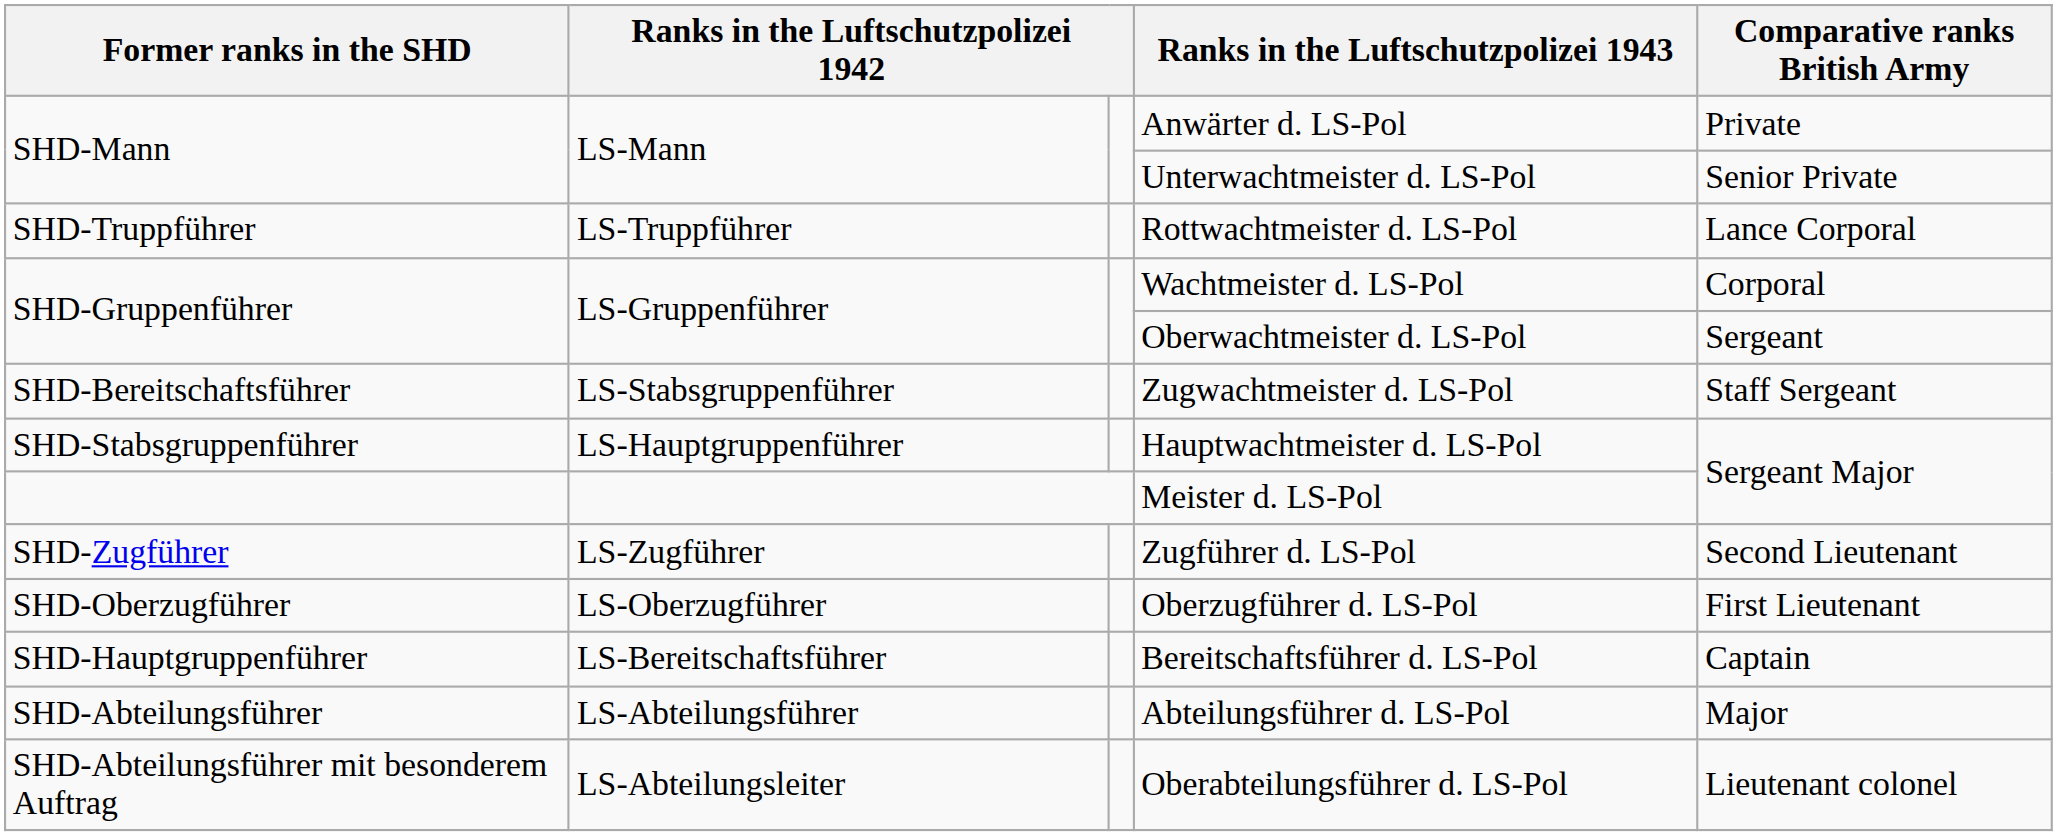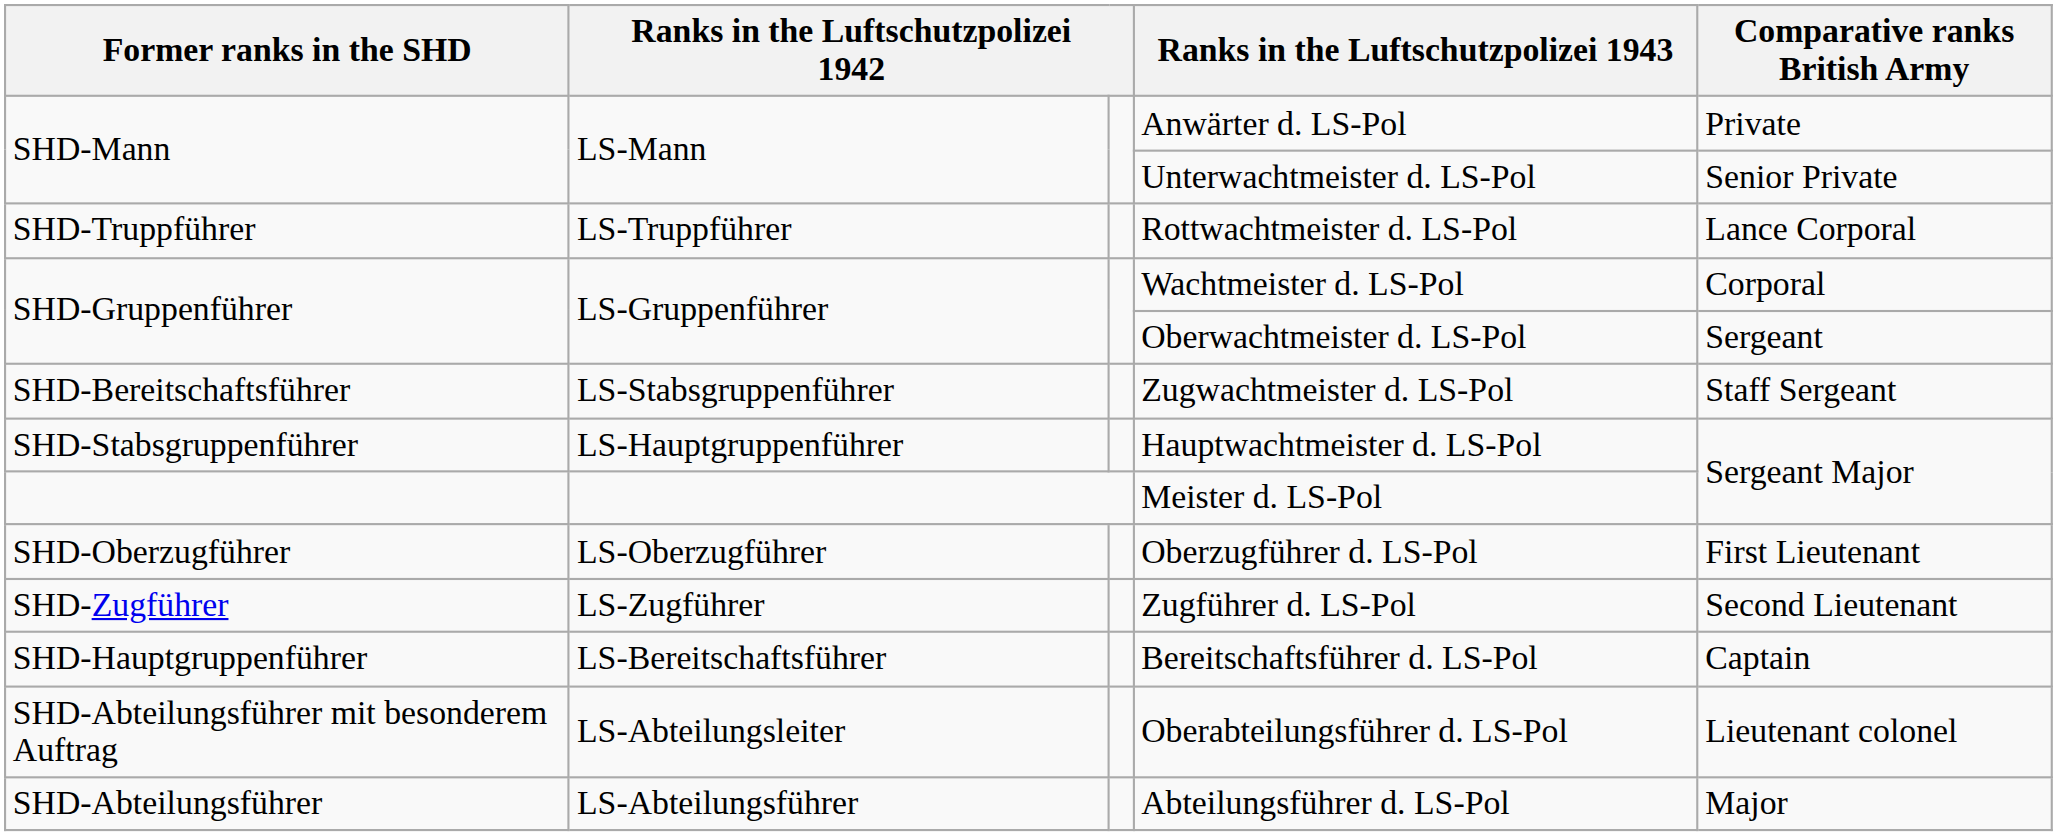rows swapped: (1279, 551) <-> (1309, 604)
rows swapped: (1325, 711) <-> (1354, 784)
